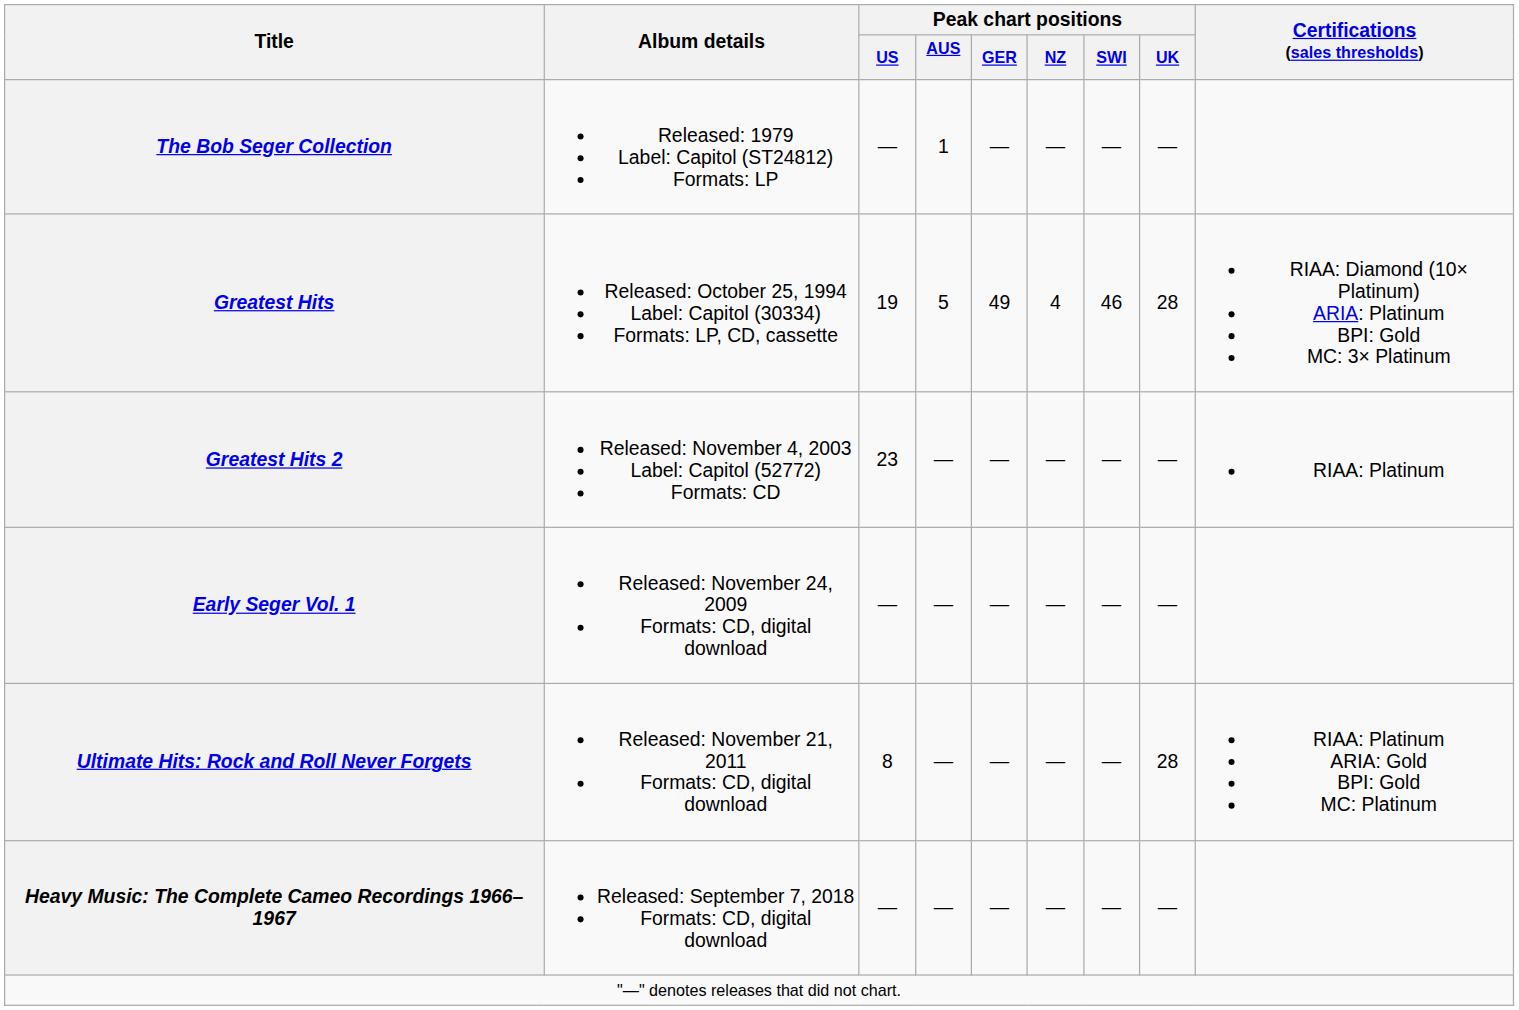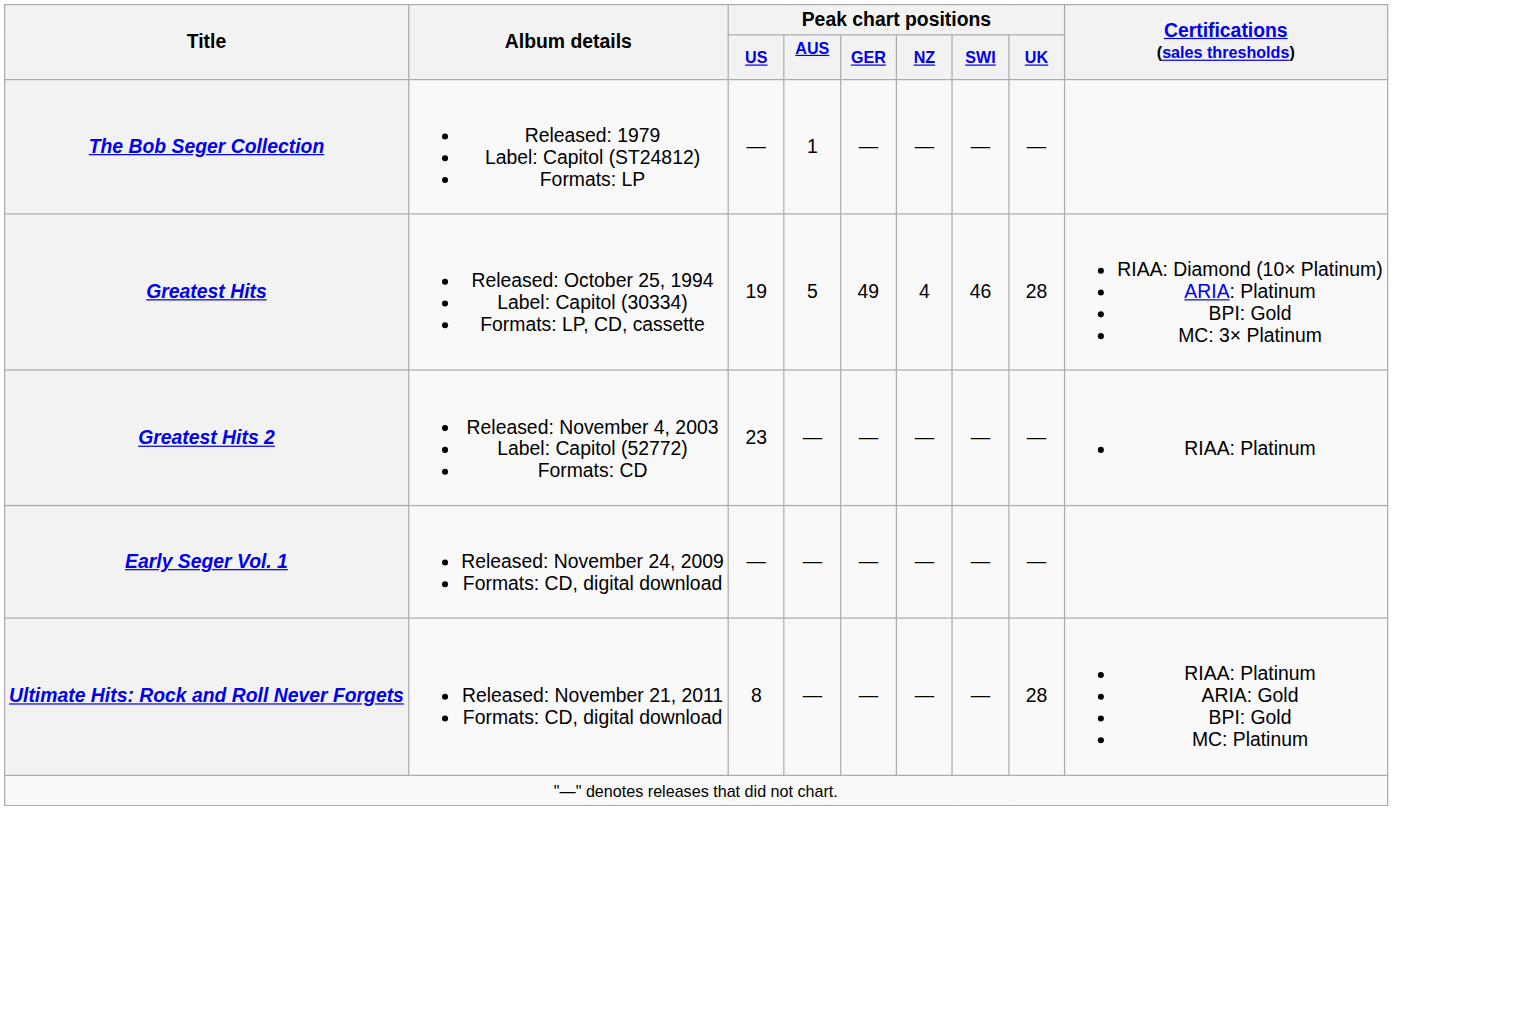- row: (274, 907)
